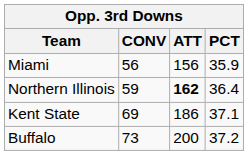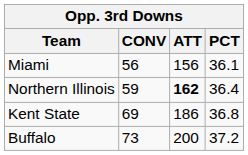(224, 65) 35.9 -> (224, 65) 36.1
(224, 114) 37.1 -> (224, 114) 36.8
